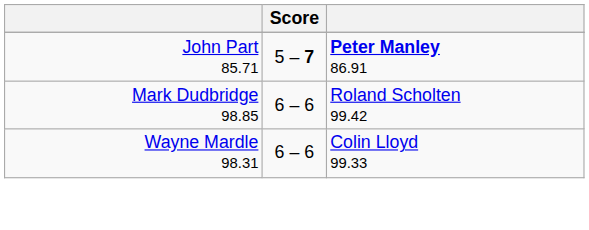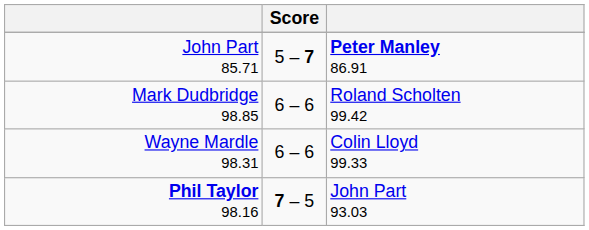+ row: (214, 201)
